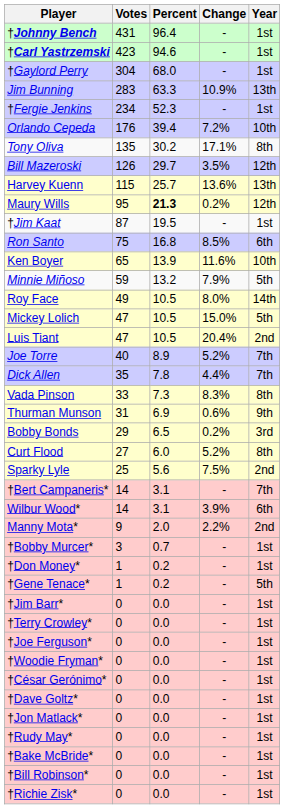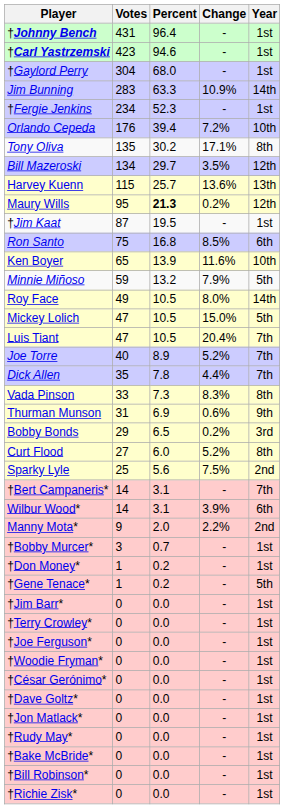(265, 90) 13th -> (265, 90) 14th
(125, 166) 126 -> (125, 166) 134
(265, 337) 2nd -> (265, 337) 7th
